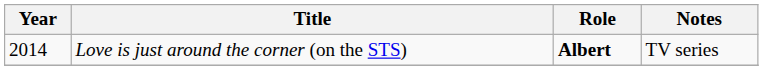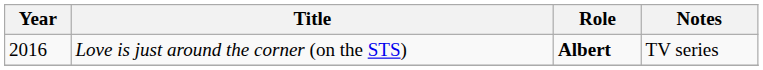(28, 49) 2014 -> (28, 49) 2016
